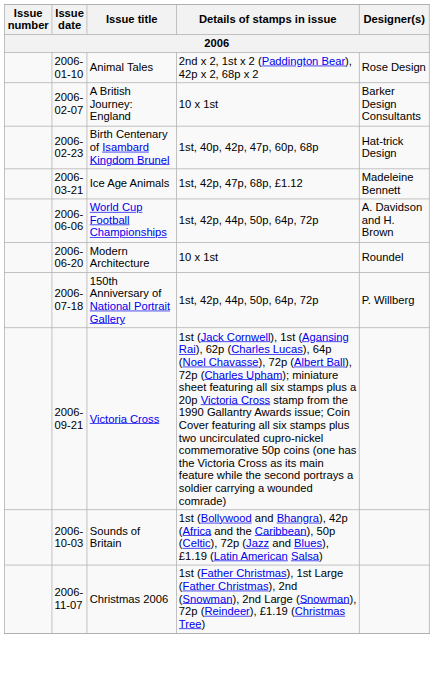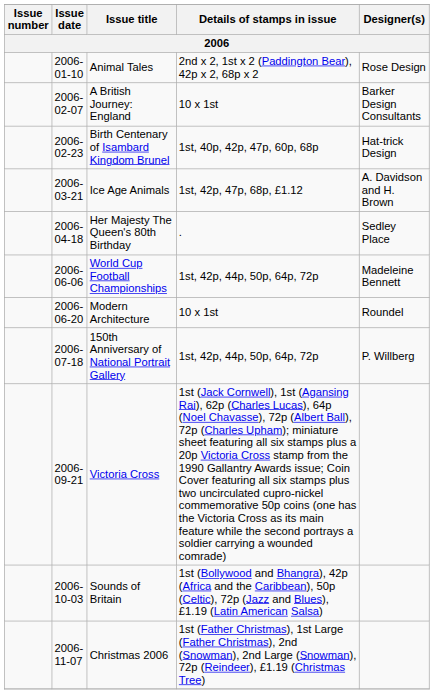(388, 184) Madeleine Bennett -> (392, 190) A. Davidson and H. Brown
+ row: (131, 233)
(392, 220) A. Davidson and H. Brown -> (388, 276) Madeleine Bennett
